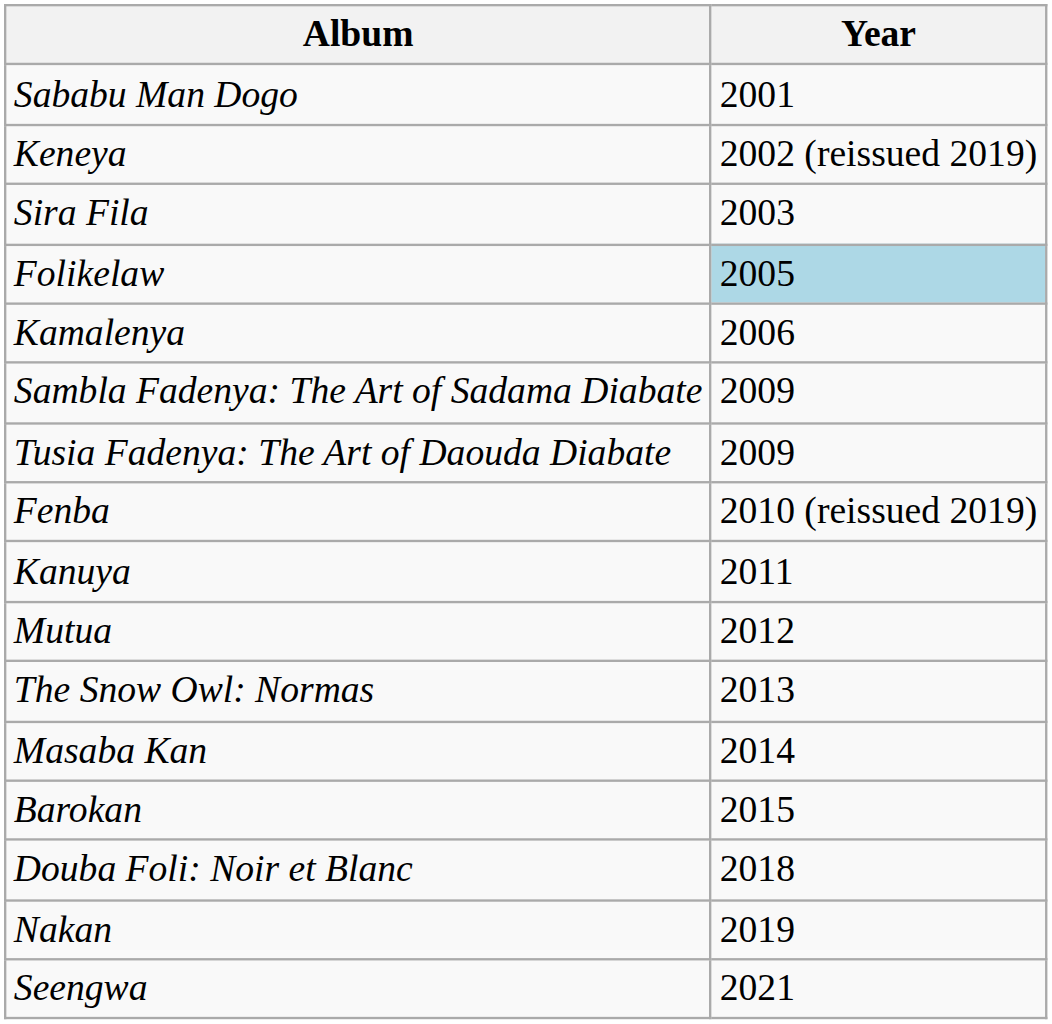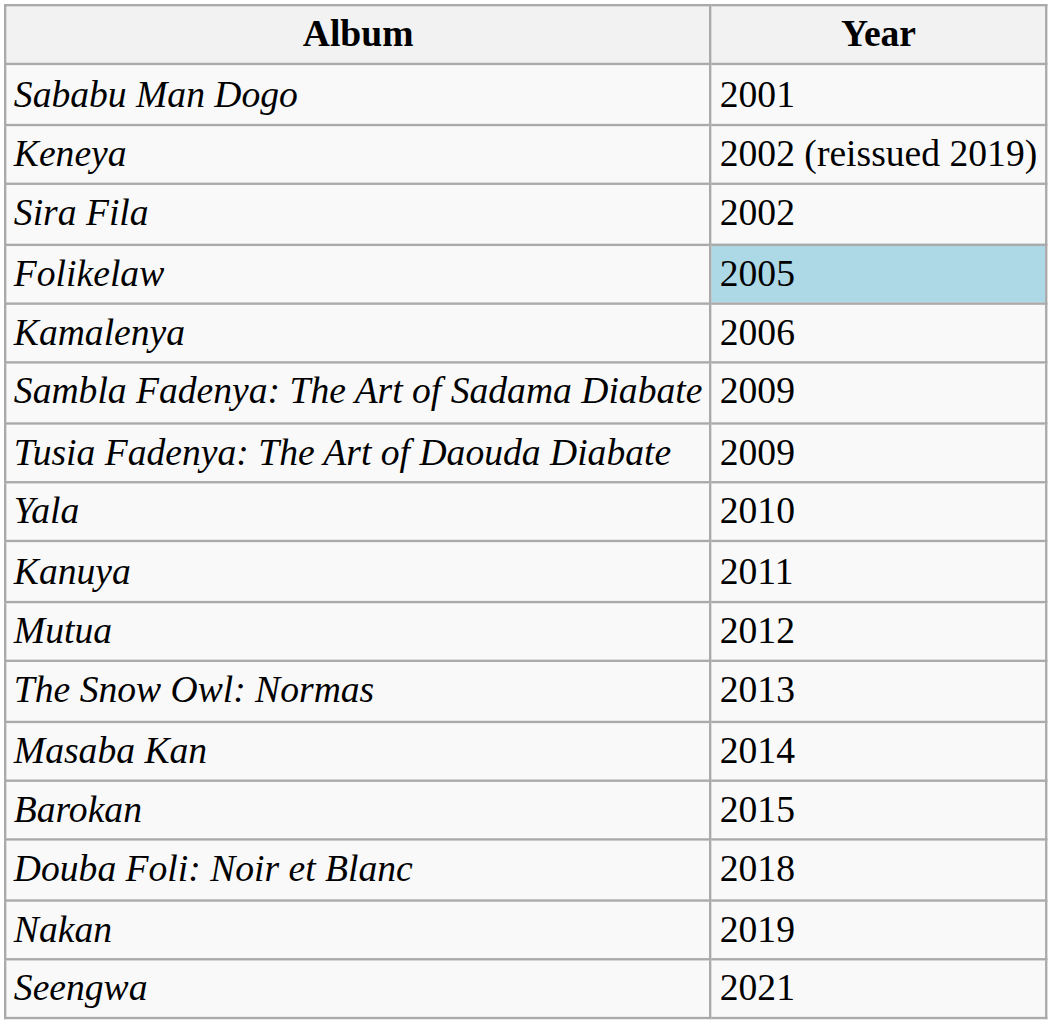(757, 213) 2003 -> (757, 213) 2002
+ row: (47, 511)
- row: (62, 511)
